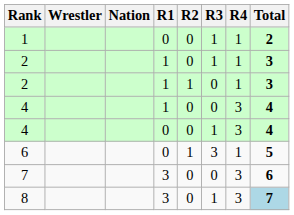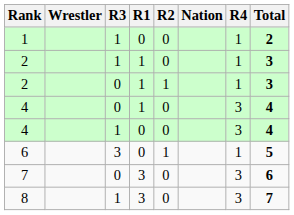columns swapped: (129, 15) <-> (214, 15)
(269, 198) lightblue background -> (269, 198) no background
